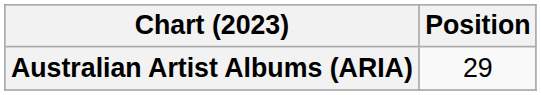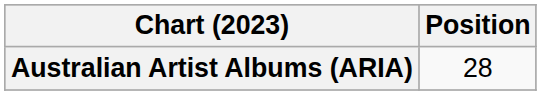(478, 68) 29 -> (478, 68) 28
